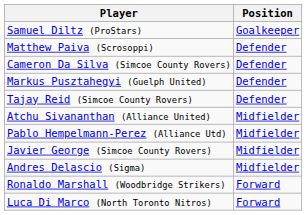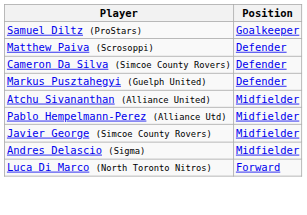- row: (100, 99)
- row: (116, 185)
